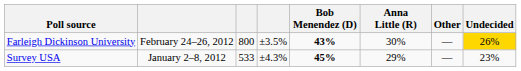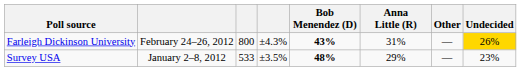(273, 41) ±3.5% -> (273, 41) ±4.3%
(396, 41) 30% -> (396, 41) 31%
(273, 58) ±4.3% -> (273, 58) ±3.5%
(325, 58) 45% -> (325, 58) 48%
